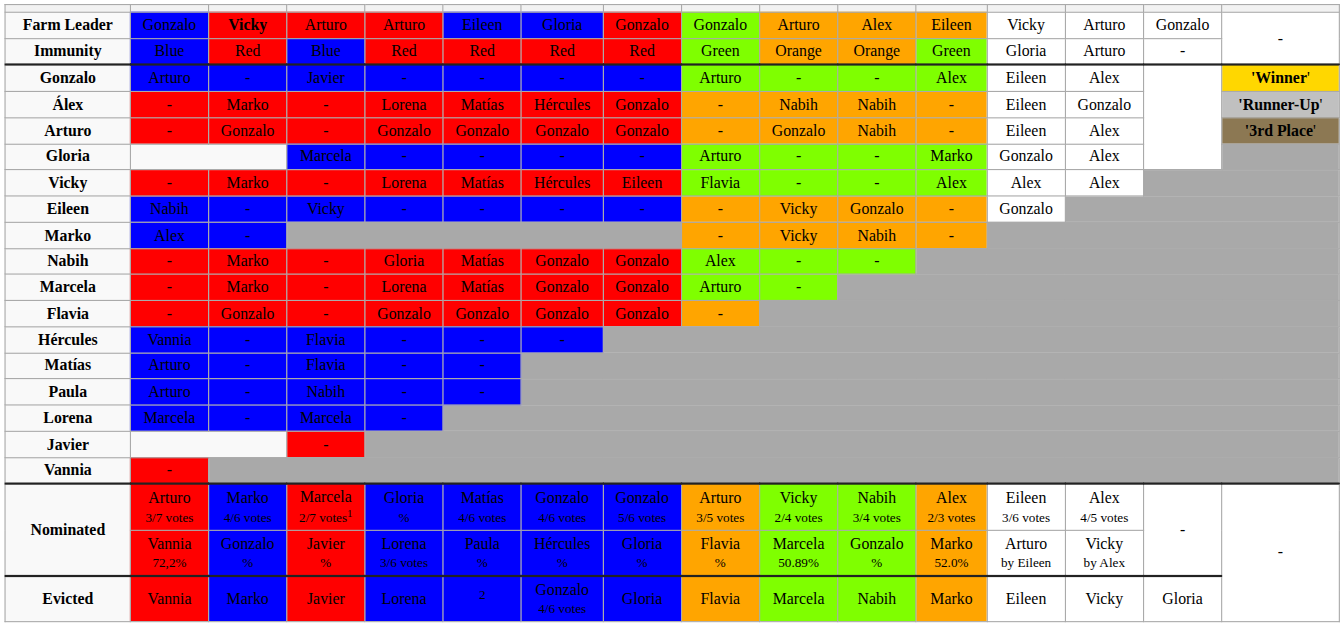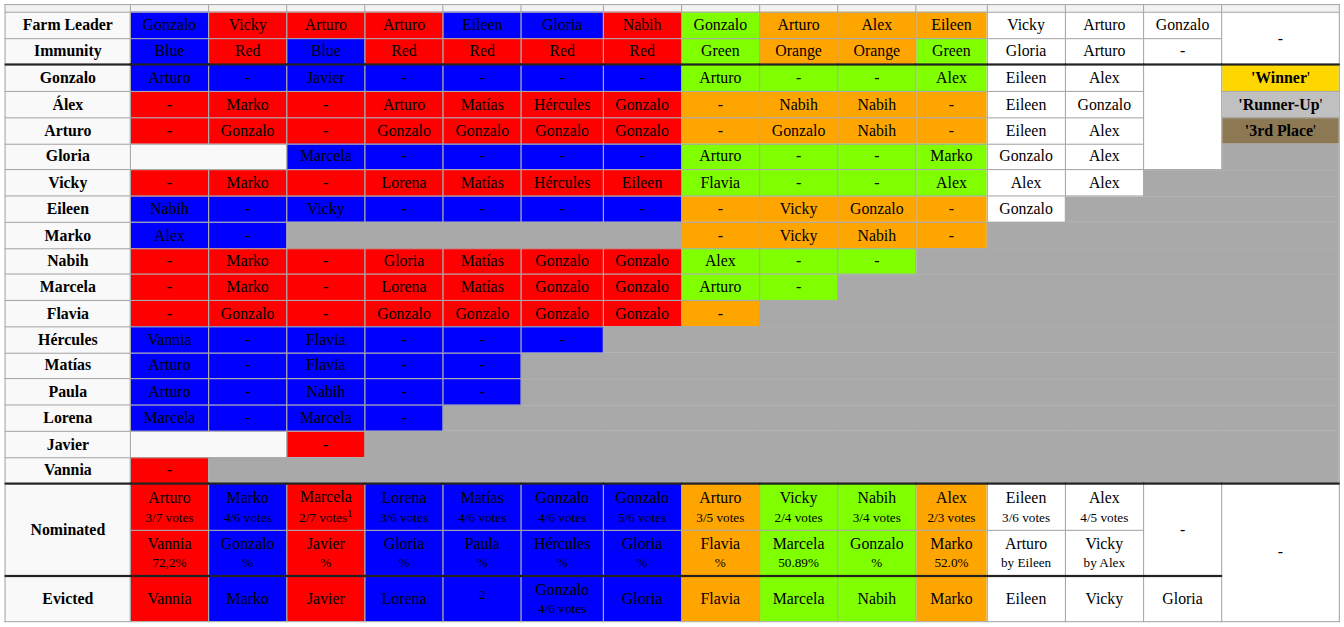(248, 25) bold -> (248, 25) normal
(642, 25) Gonzalo -> (642, 25) Nabih
(404, 104) Lorena -> (404, 104) Arturo
(404, 507) Gloria % -> (404, 507) Lorena 3/6 votes
(404, 553) Lorena 3/6 votes -> (404, 553) Gloria %
